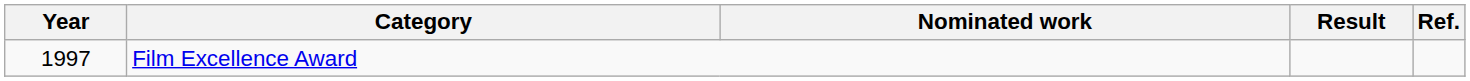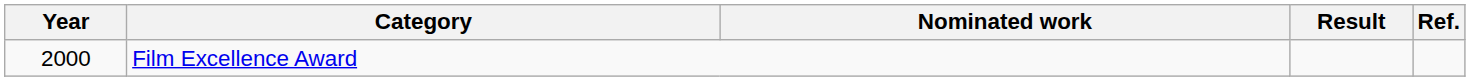(66, 57) 1997 -> (66, 57) 2000
